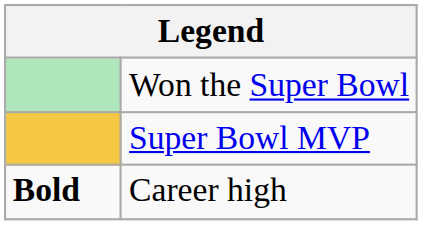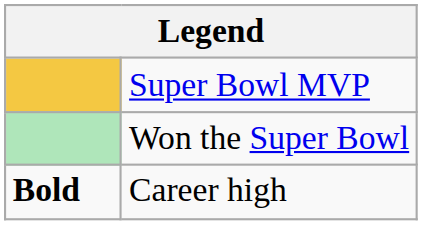rows swapped: (269, 84) <-> (250, 137)
